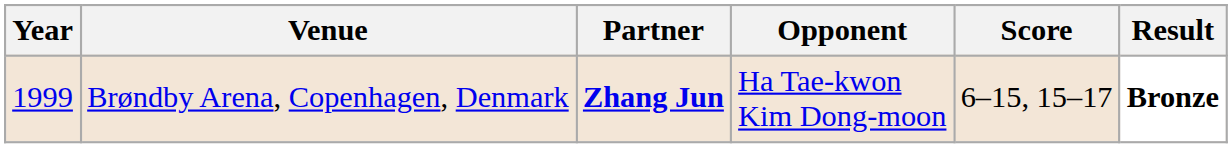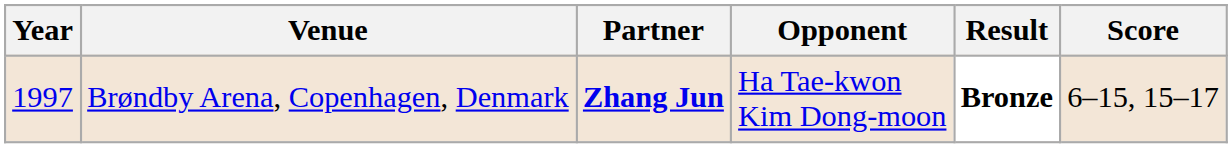columns swapped: (1037, 29) <-> (1173, 29)
(43, 97) 1999 -> (43, 97) 1997
